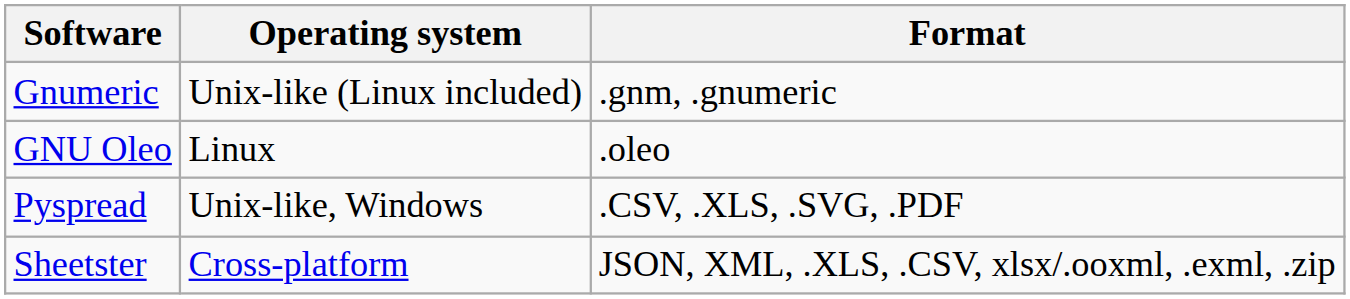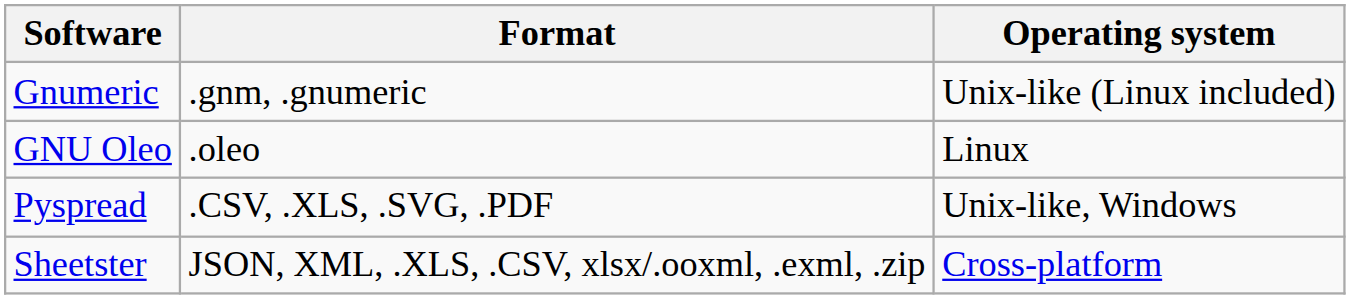columns swapped: (385, 33) <-> (967, 33)
